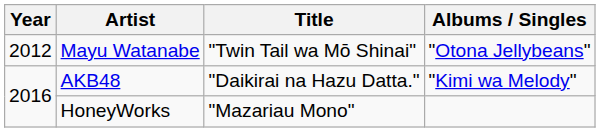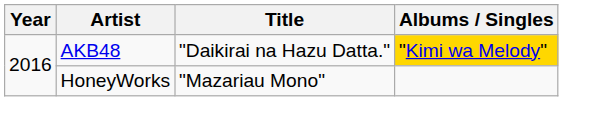- row: (130, 50)
(502, 80) no background -> (473, 50) gold background
